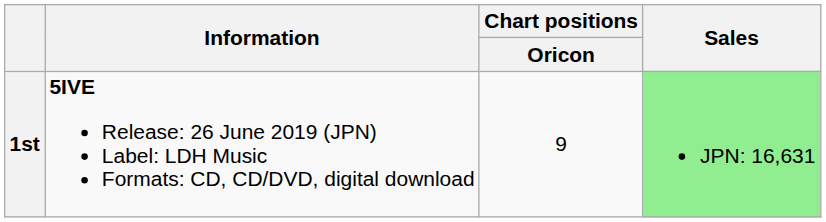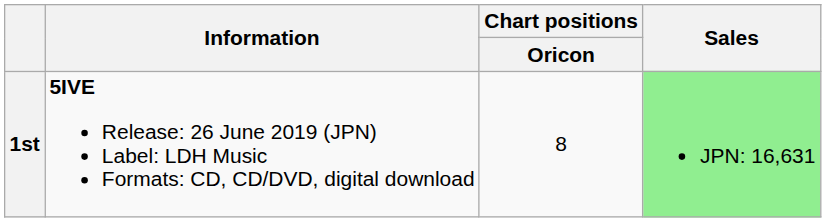(561, 143) 9 -> (561, 143) 8
